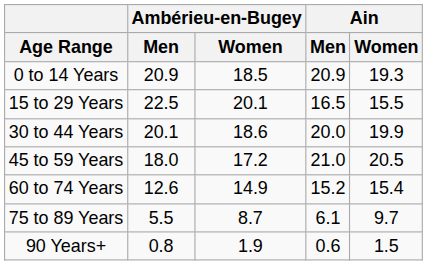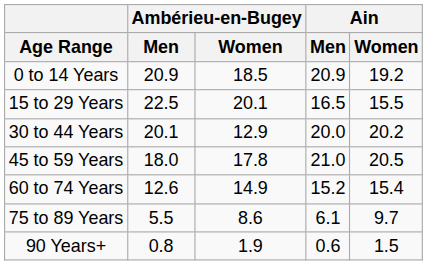(386, 75) 19.3 -> (386, 75) 19.2
(250, 132) 18.6 -> (250, 132) 12.9
(386, 132) 19.9 -> (386, 132) 20.2
(250, 160) 17.2 -> (250, 160) 17.8
(250, 217) 8.7 -> (250, 217) 8.6
